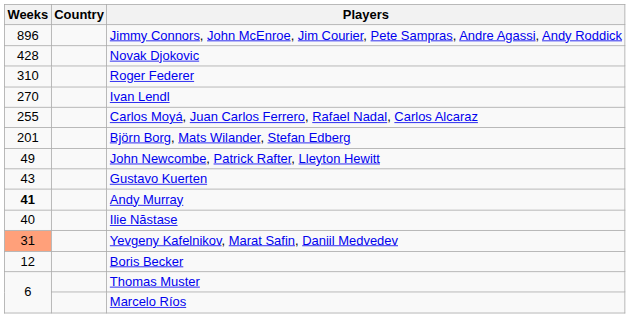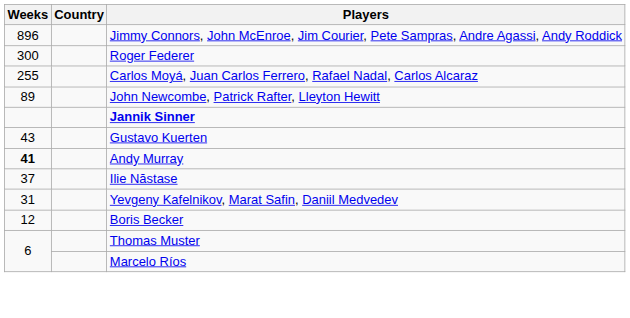- row: (155, 55)
(28, 76) 310 -> (28, 55) 300
- row: (140, 96)
- row: (230, 138)
(28, 158) 49 -> (28, 96) 89
+ row: (152, 117)
(28, 220) 40 -> (28, 179) 37
(28, 240) lightsalmon background -> (28, 199) no background
